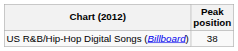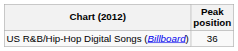(212, 38) 38 -> (212, 38) 36
